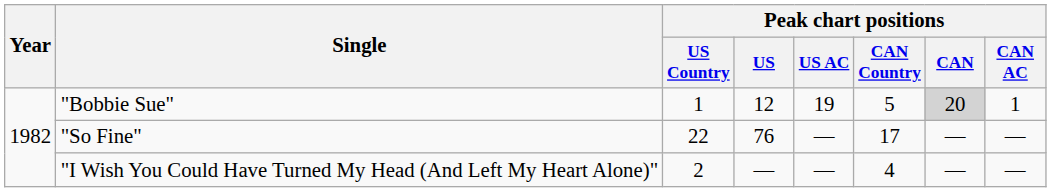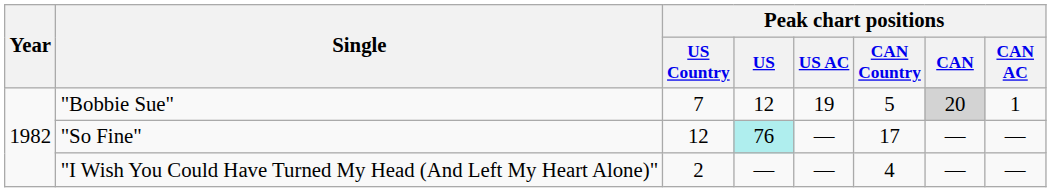(698, 103) 1 -> (698, 103) 7
(698, 136) 22 -> (698, 136) 12
(764, 136) no background -> (764, 136) paleturquoise background
